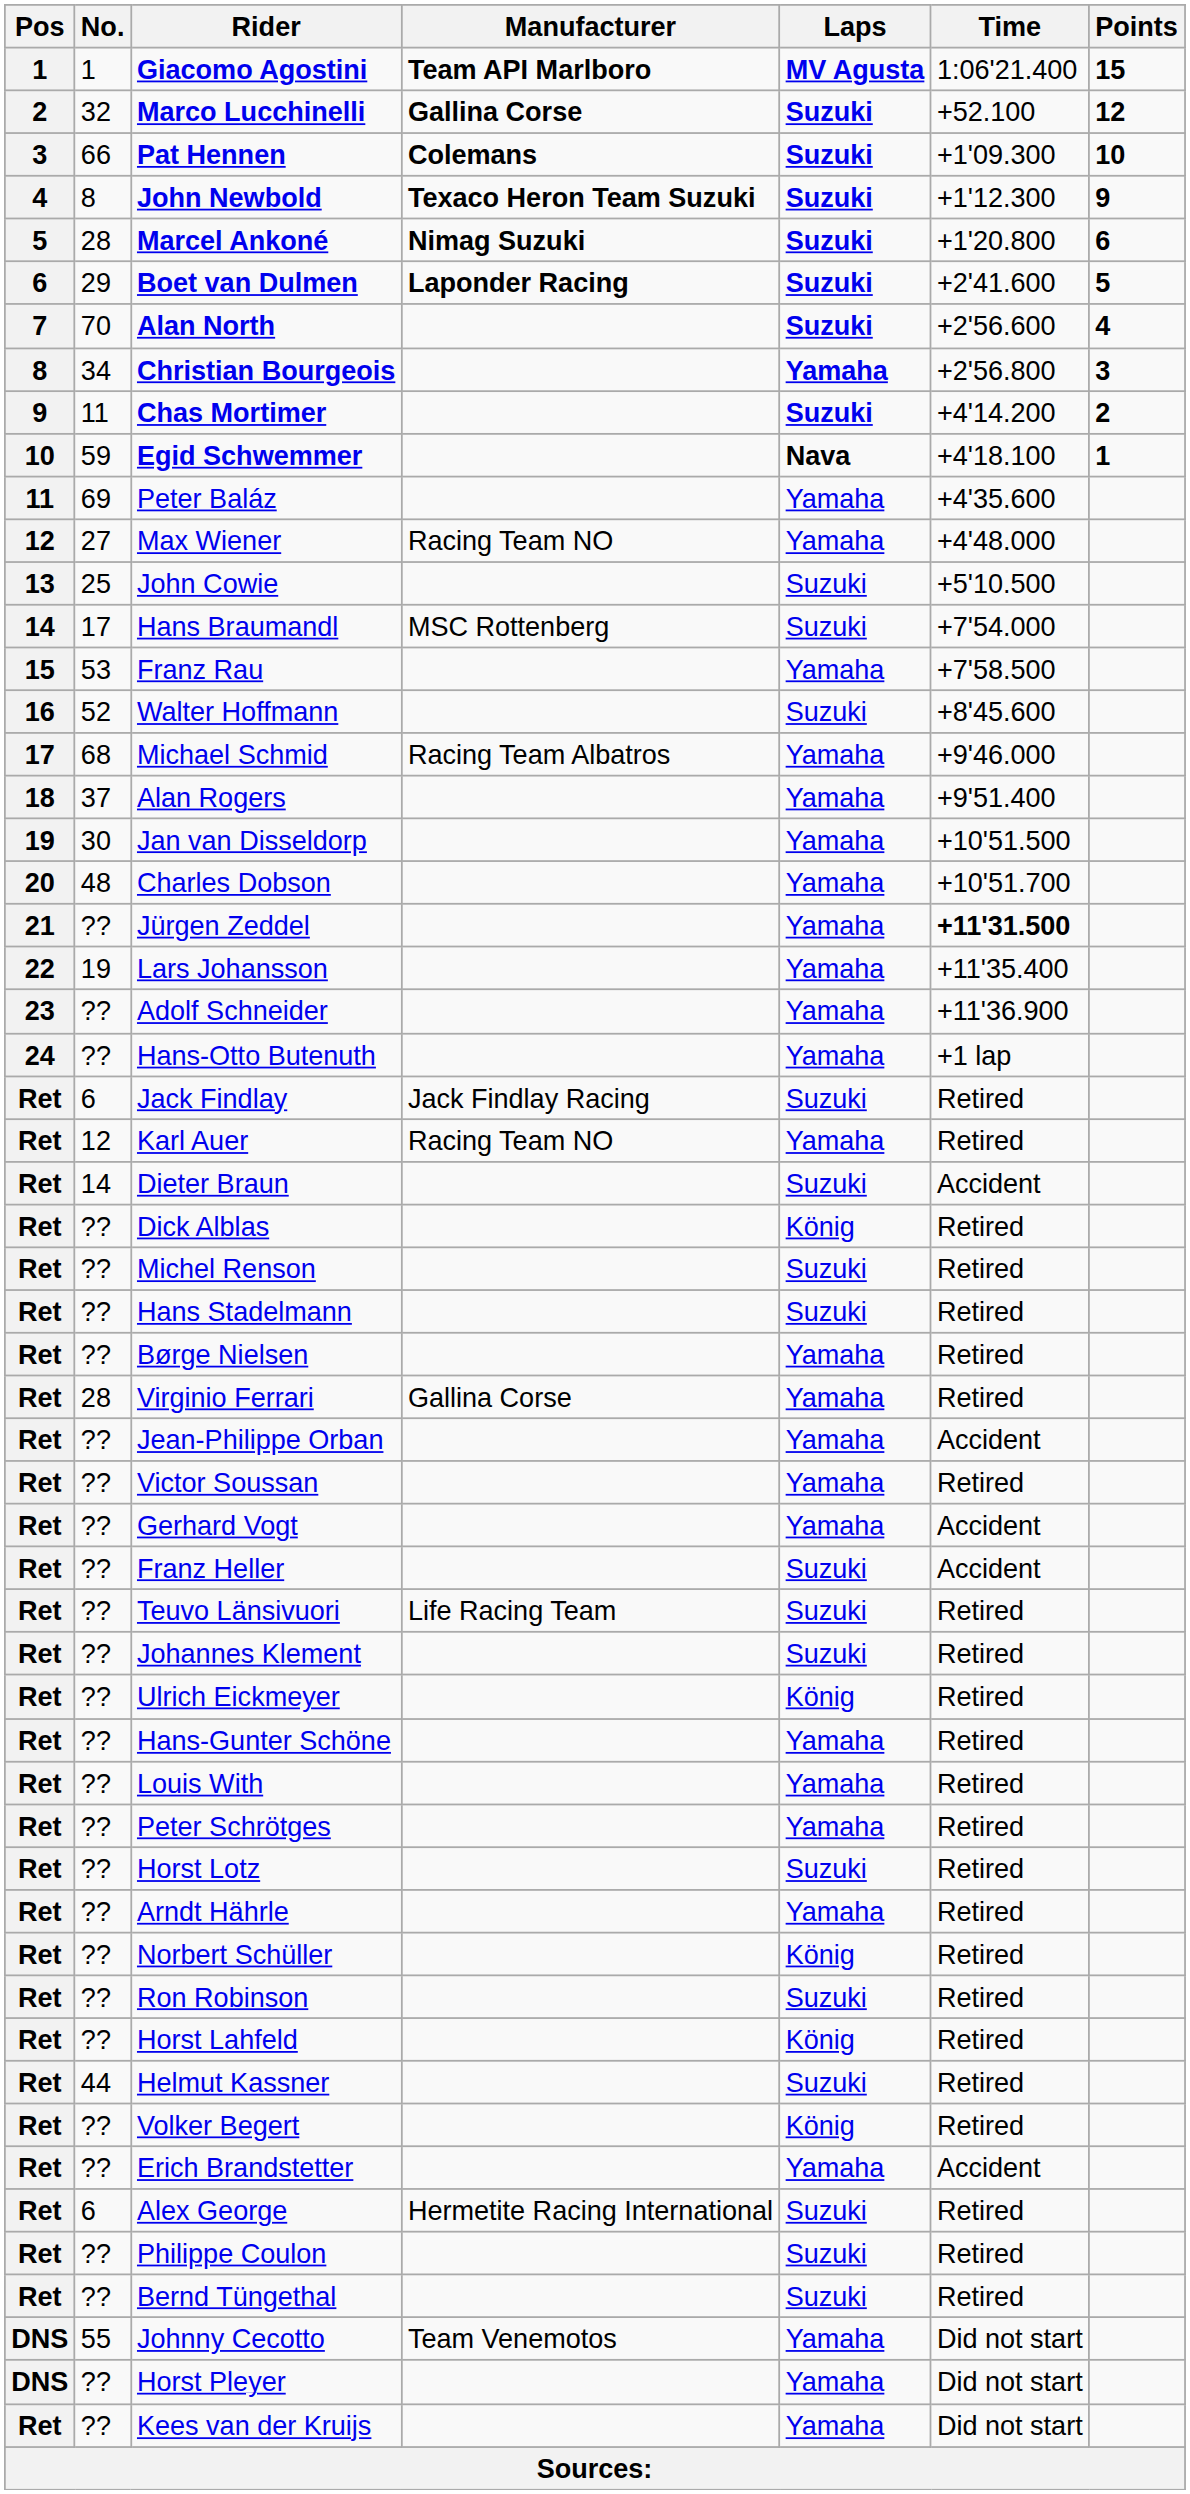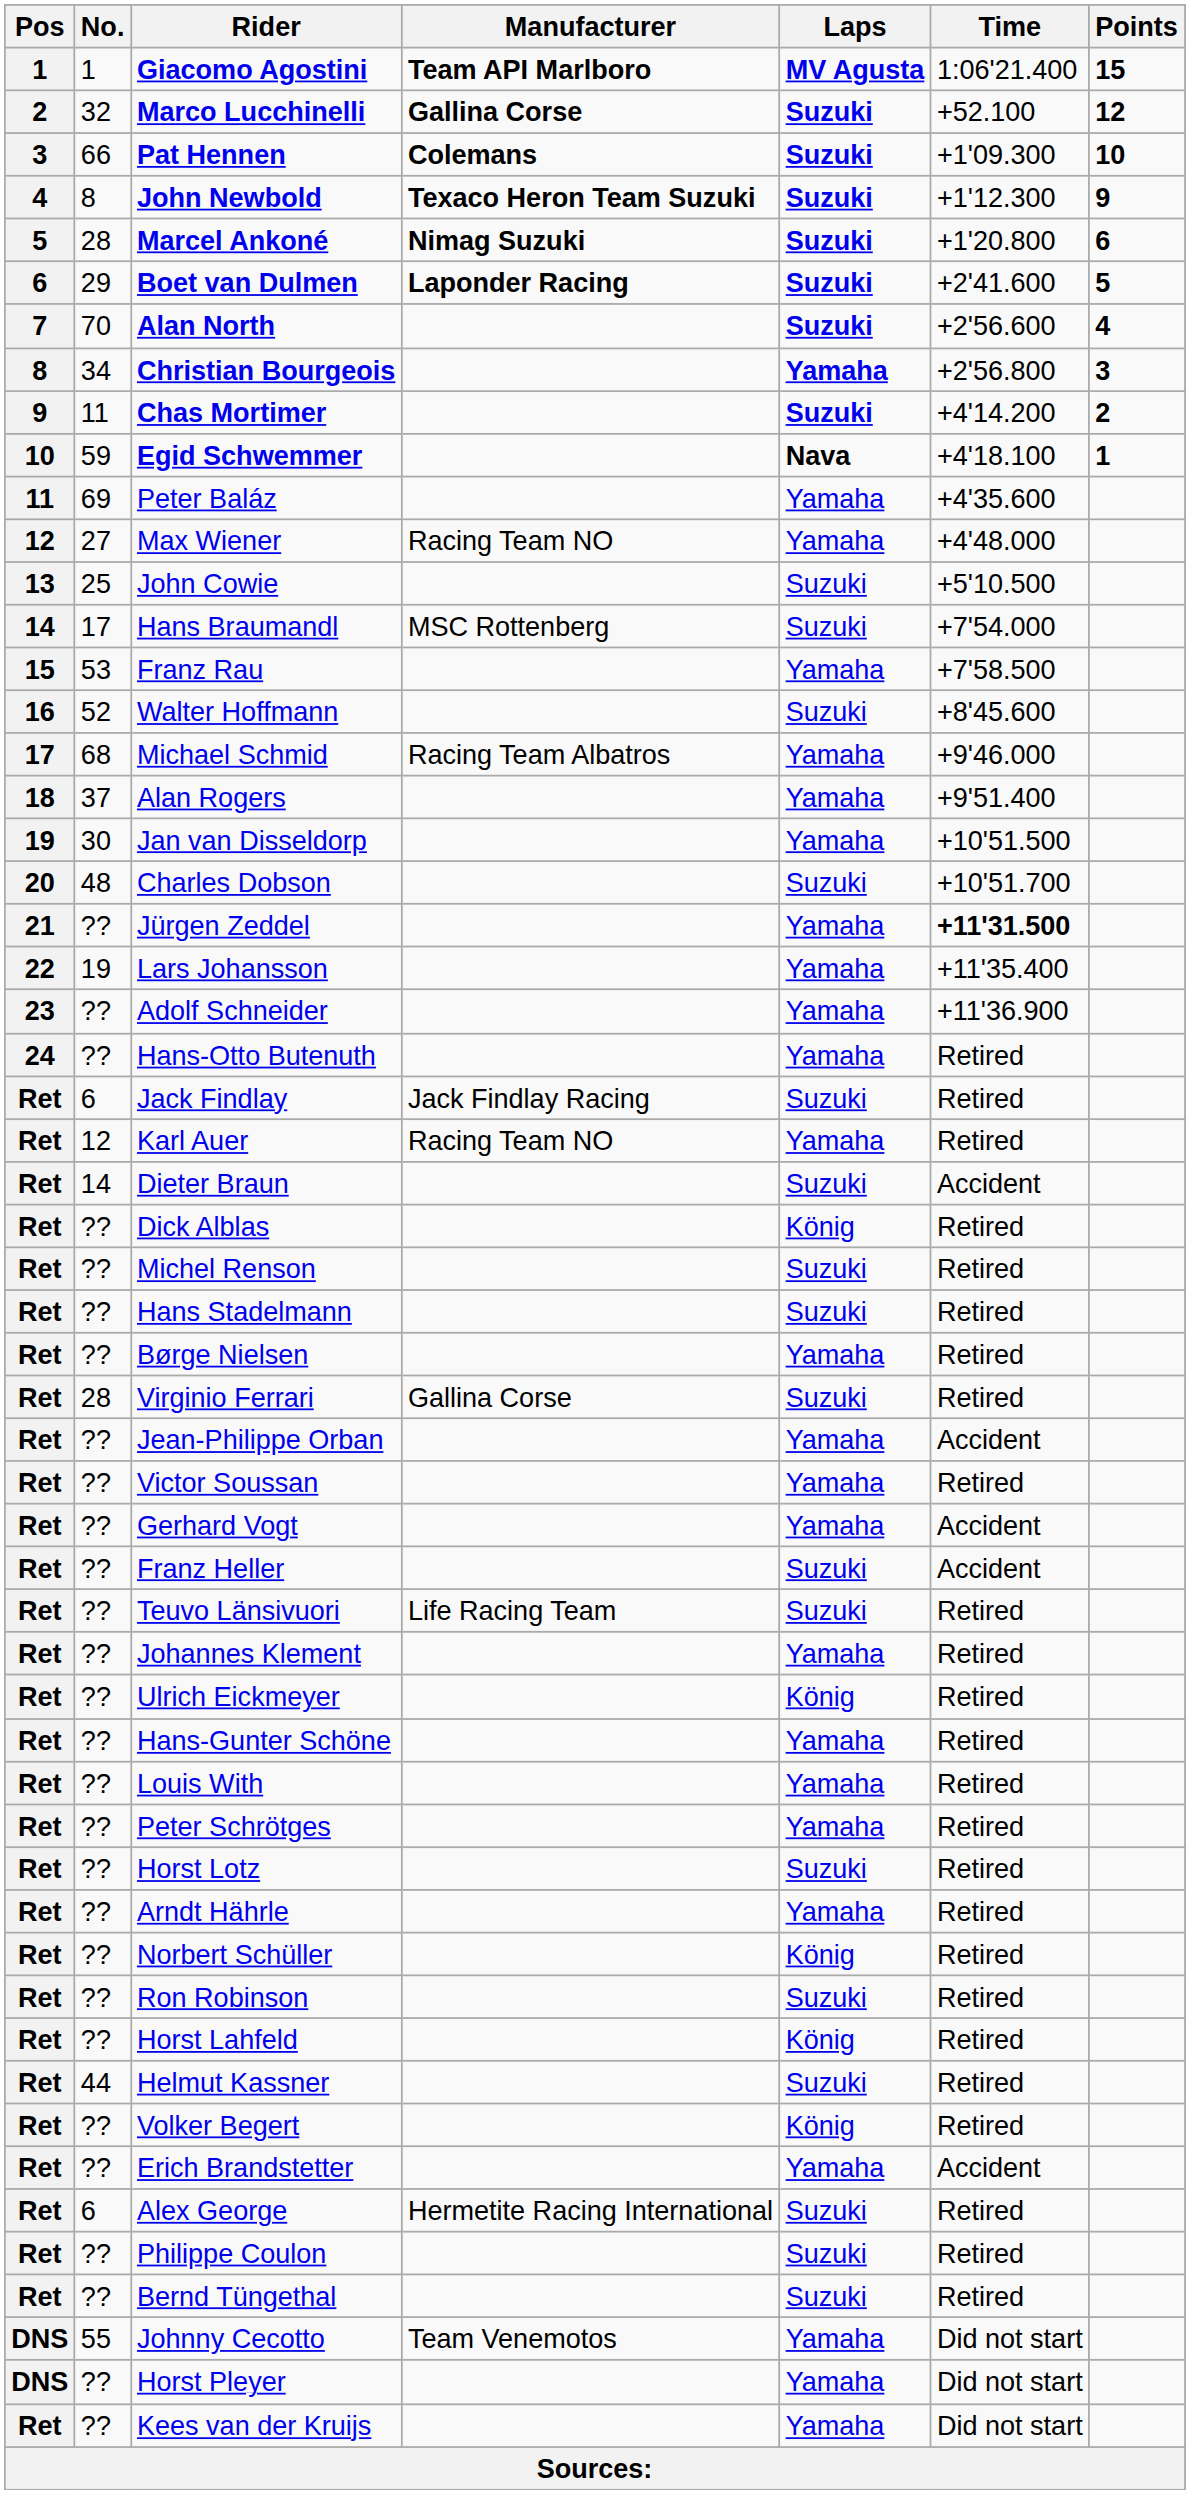(835, 883) Yamaha -> (826, 883) Suzuki
(974, 1054) +1 lap -> (980, 1054) Retired
(835, 1397) Yamaha -> (826, 1397) Suzuki
(826, 1654) Suzuki -> (835, 1654) Yamaha
